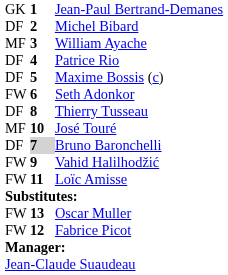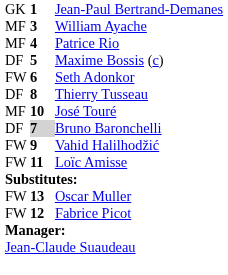- row: (97, 26)
(14, 60) DF -> (15, 43) MF
